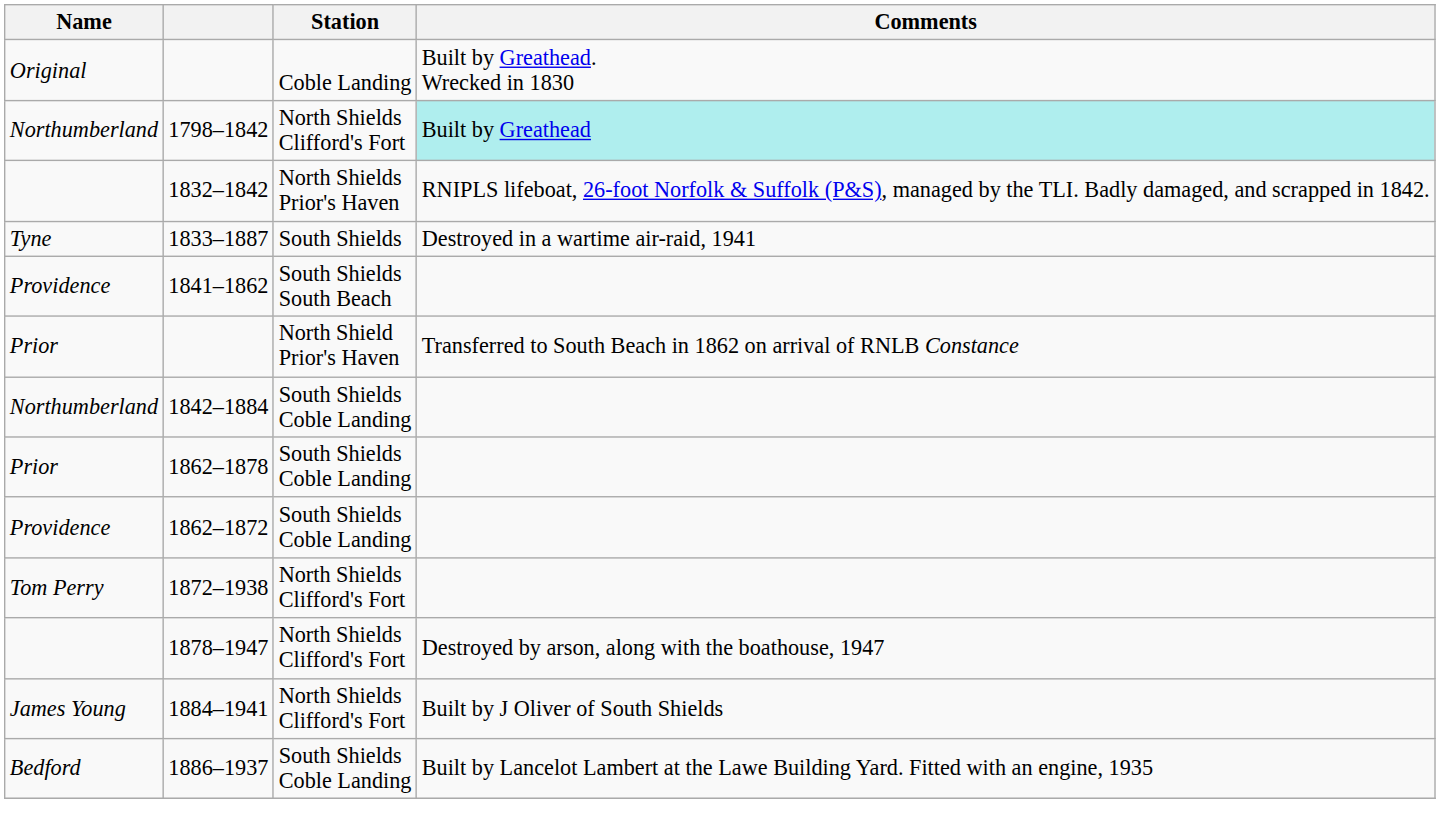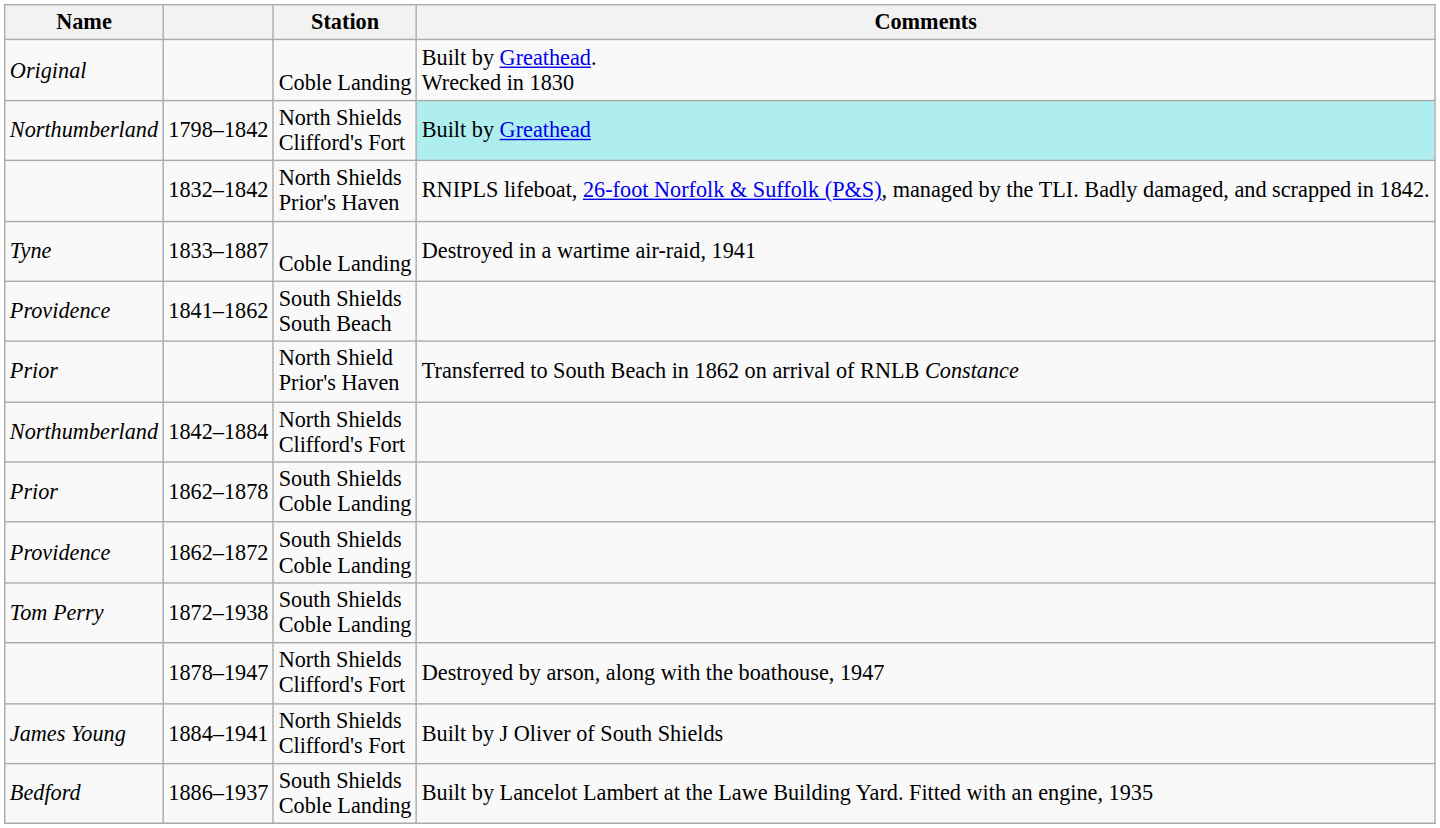(340, 238) South Shields -> (345, 263) Coble Landing
(345, 406) South Shields Coble Landing -> (342, 431) North Shields Clifford's Fort
(342, 587) North Shields Clifford's Fort -> (345, 612) South Shields Coble Landing
